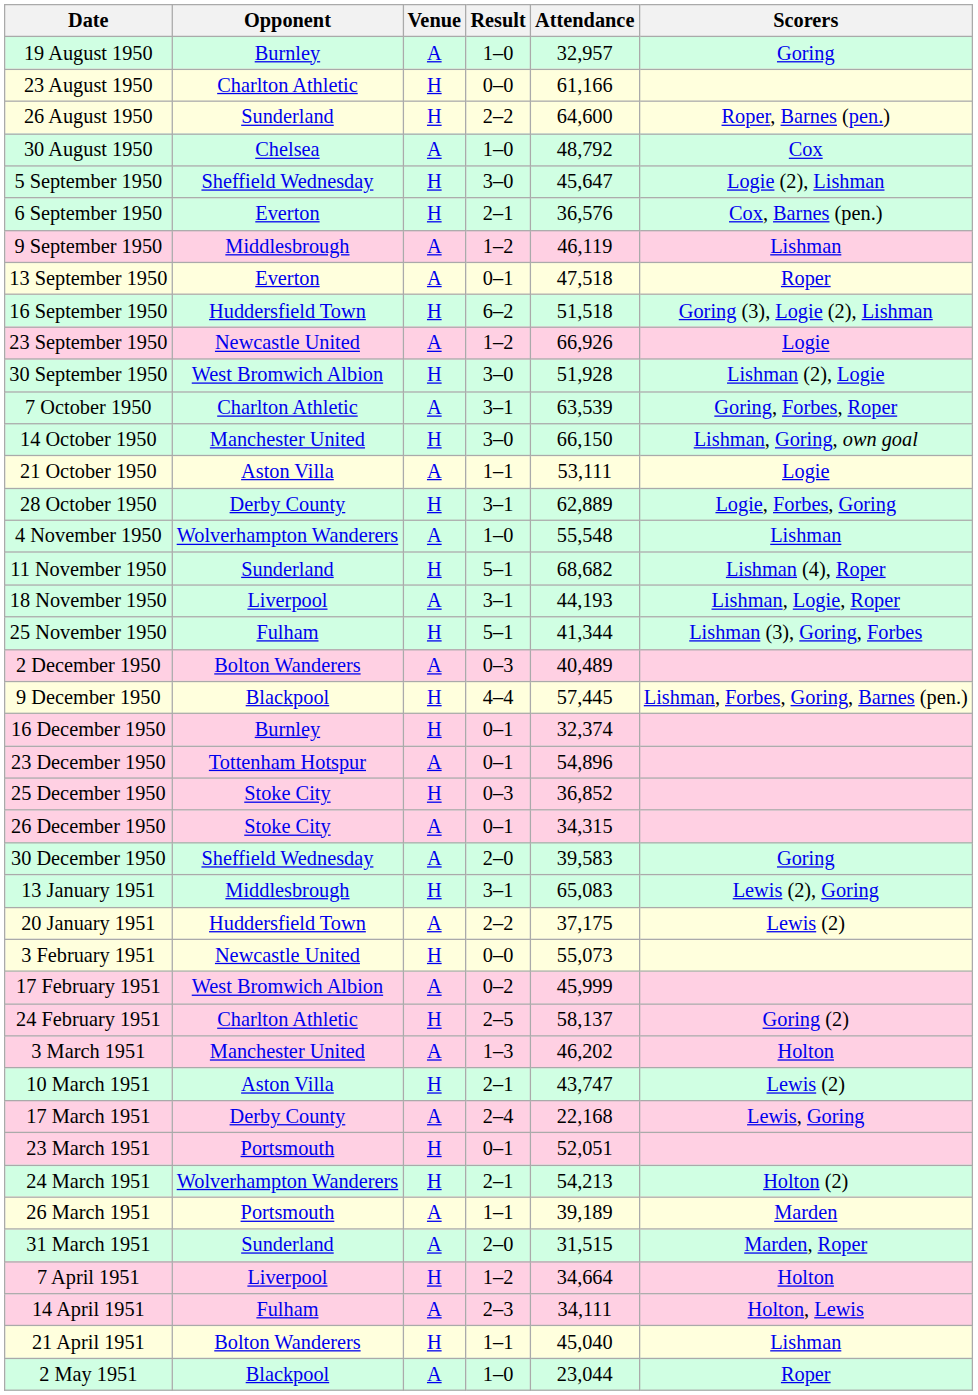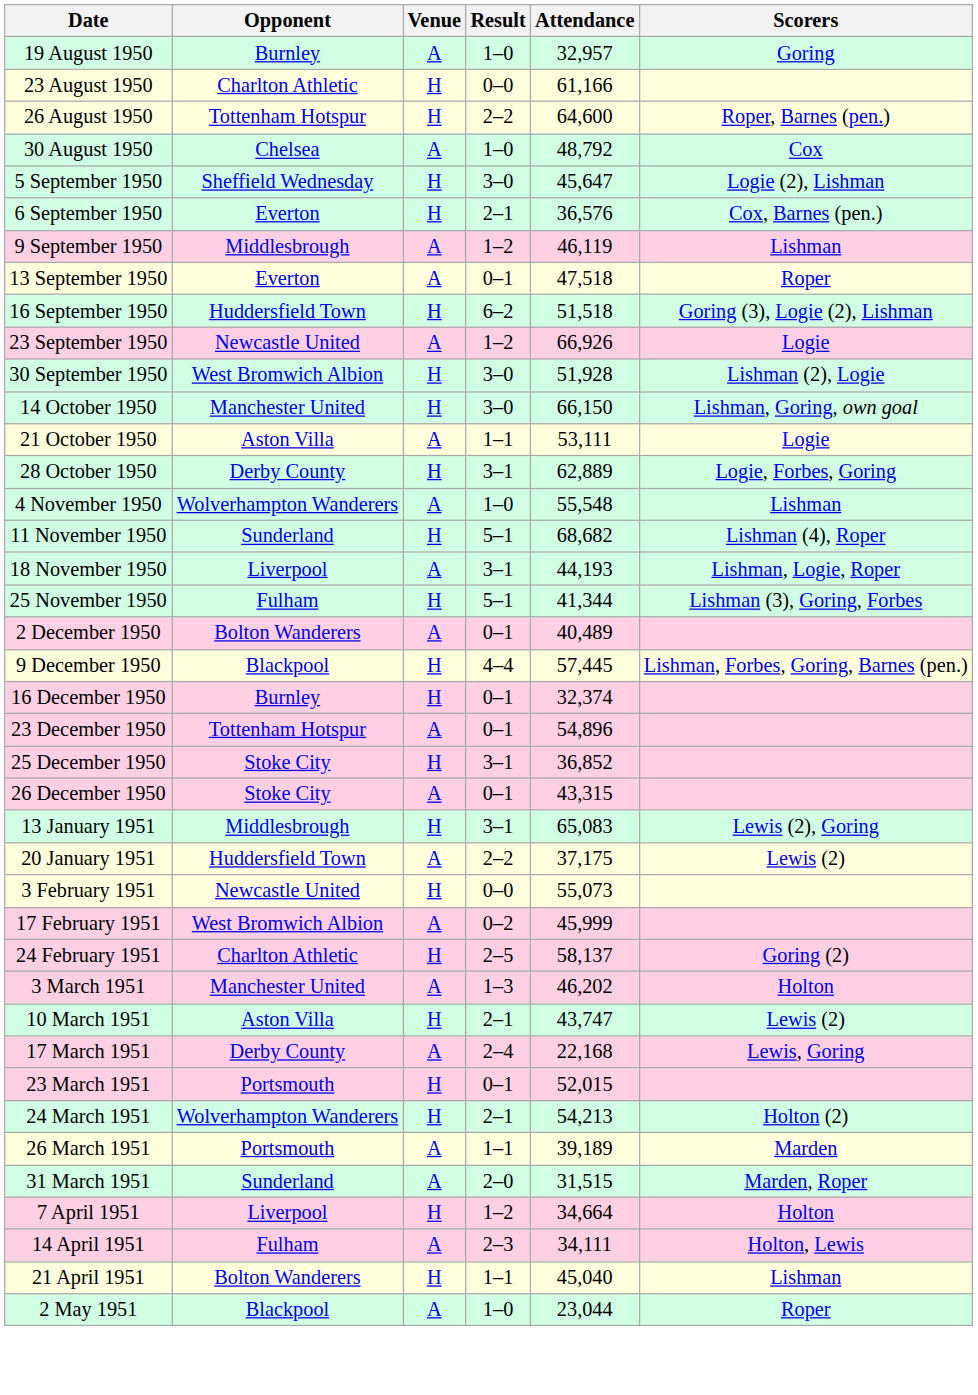(287, 117) Sunderland -> (287, 117) Tottenham Hotspur
- row: (88, 407)
(498, 665) 0–3 -> (498, 632) 0–1
(498, 794) 0–3 -> (498, 761) 3–1
(585, 826) 34,315 -> (585, 794) 43,315
- row: (88, 858)
(585, 1148) 52,051 -> (585, 1084) 52,015
